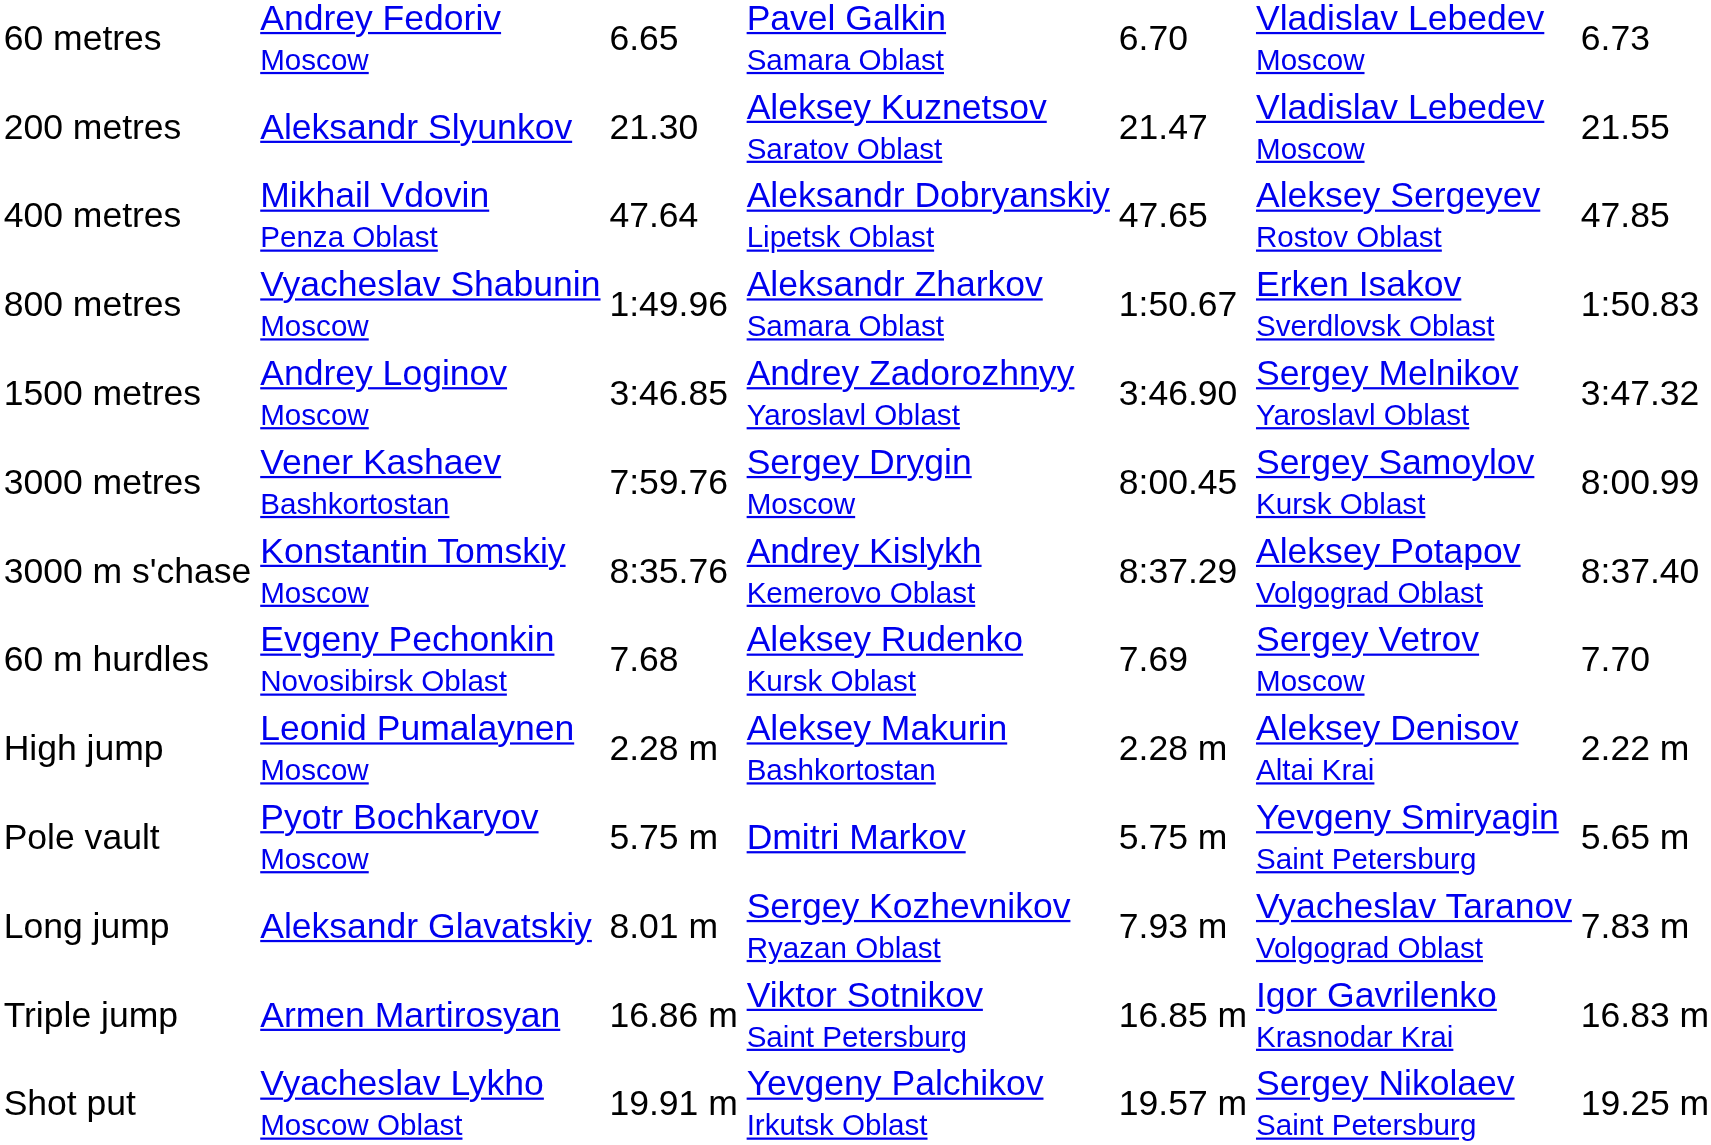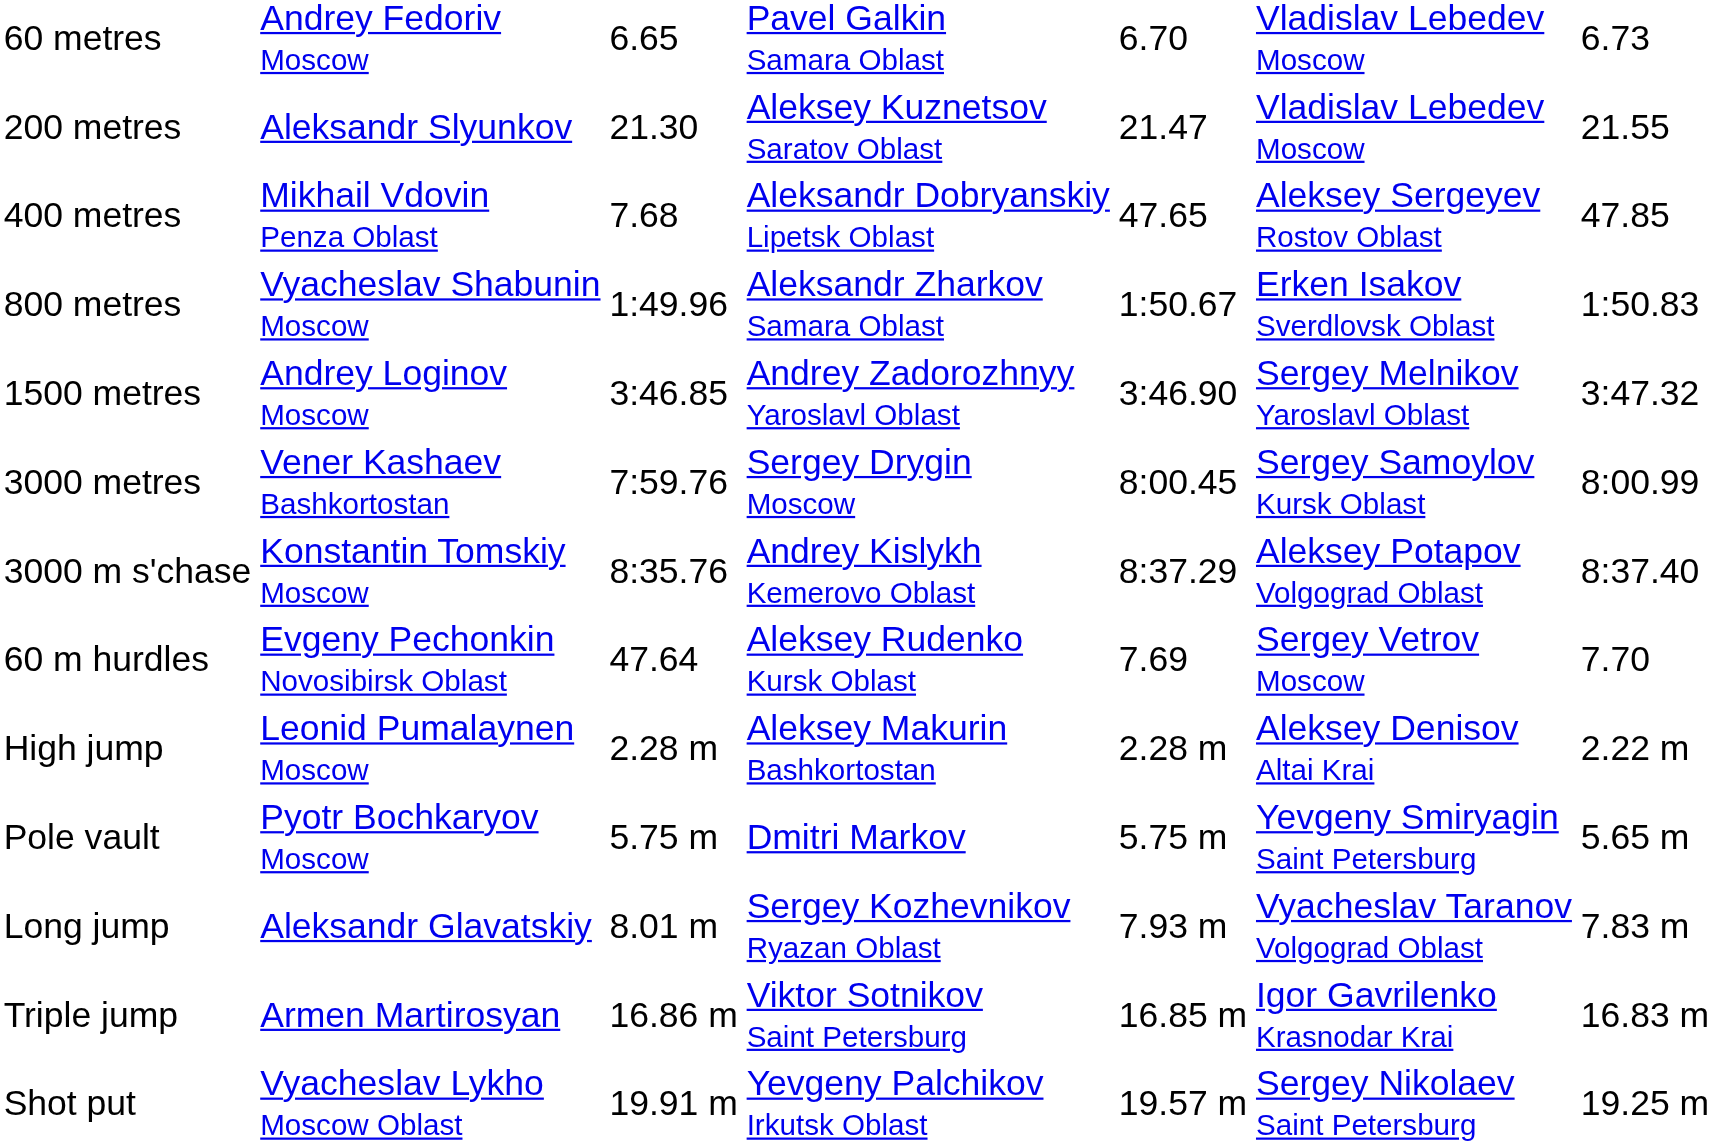(654, 215) 47.64 -> (644, 215) 7.68
(644, 659) 7.68 -> (654, 659) 47.64
